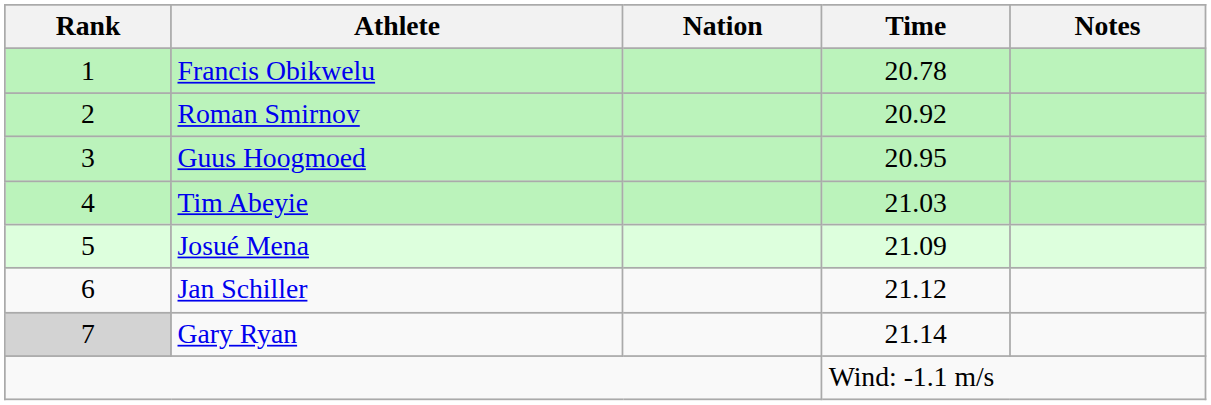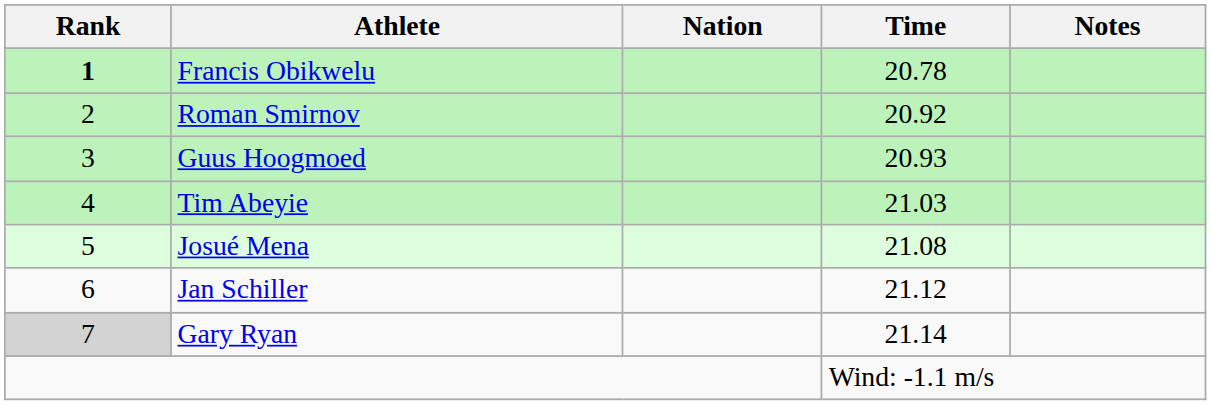(88, 70) normal -> (88, 70) bold
(916, 158) 20.95 -> (916, 158) 20.93
(916, 245) 21.09 -> (916, 245) 21.08
